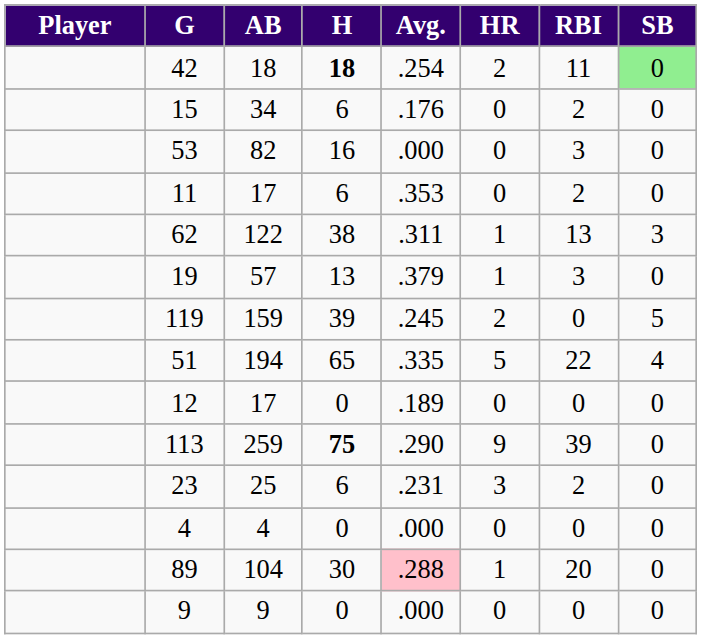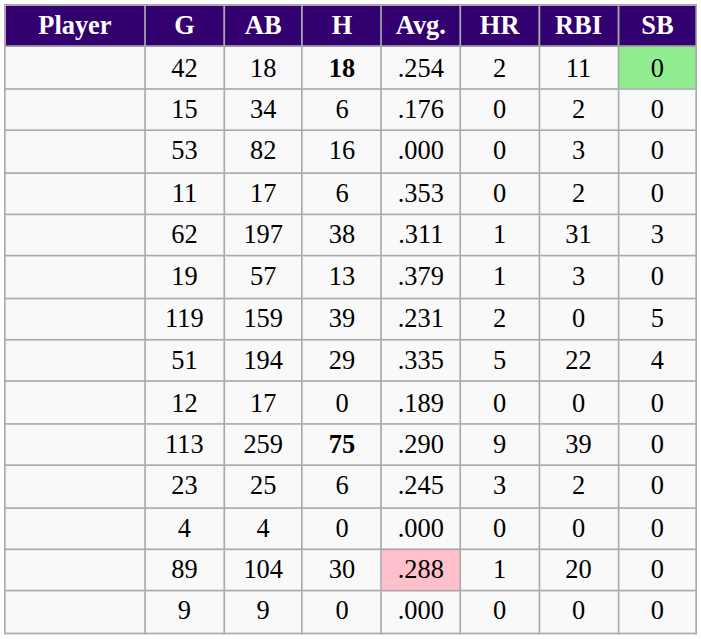(263, 234) 122 -> (263, 234) 197
(578, 234) 13 -> (578, 234) 31
(421, 318) .245 -> (421, 318) .231
(342, 360) 65 -> (342, 360) 29
(421, 485) .231 -> (421, 485) .245
